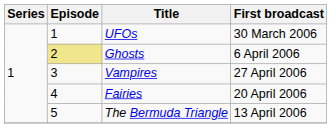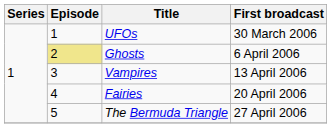(270, 73) 27 April 2006 -> (270, 73) 13 April 2006
(270, 113) 13 April 2006 -> (270, 113) 27 April 2006
